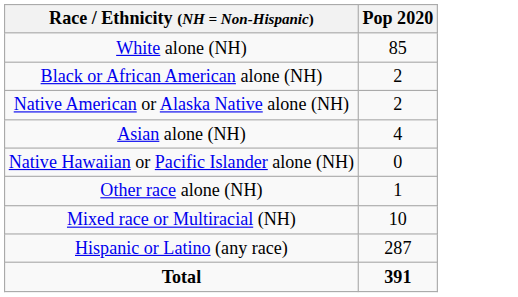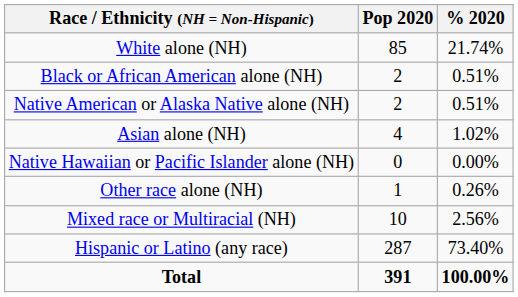+ column: (476, 18)
